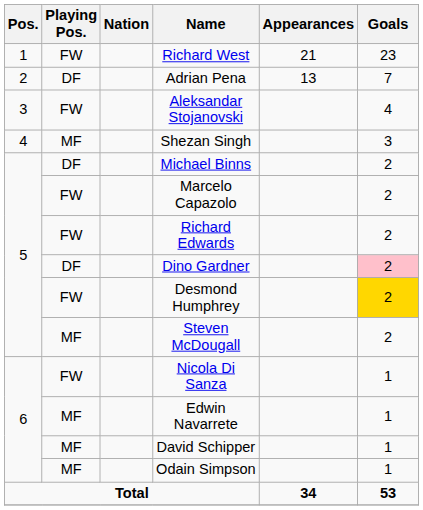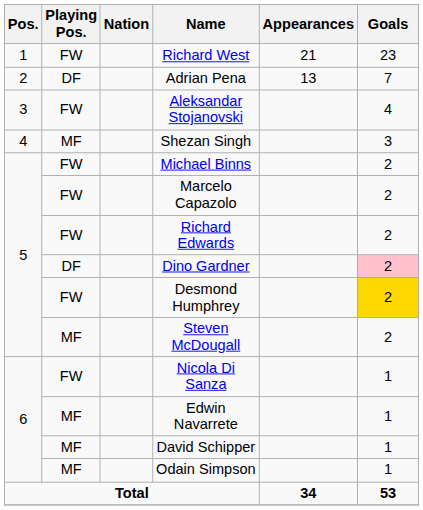(71, 164) DF -> (71, 164) FW
